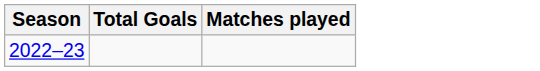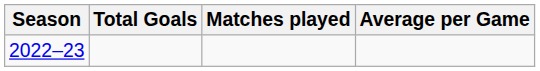+ column: (445, 19)
